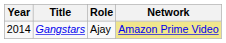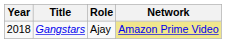(19, 30) 2014 -> (19, 30) 2018
